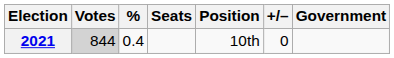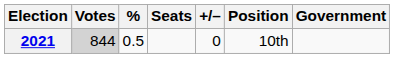columns swapped: (278, 16) <-> (229, 16)
(133, 41) 0.4 -> (133, 41) 0.5
